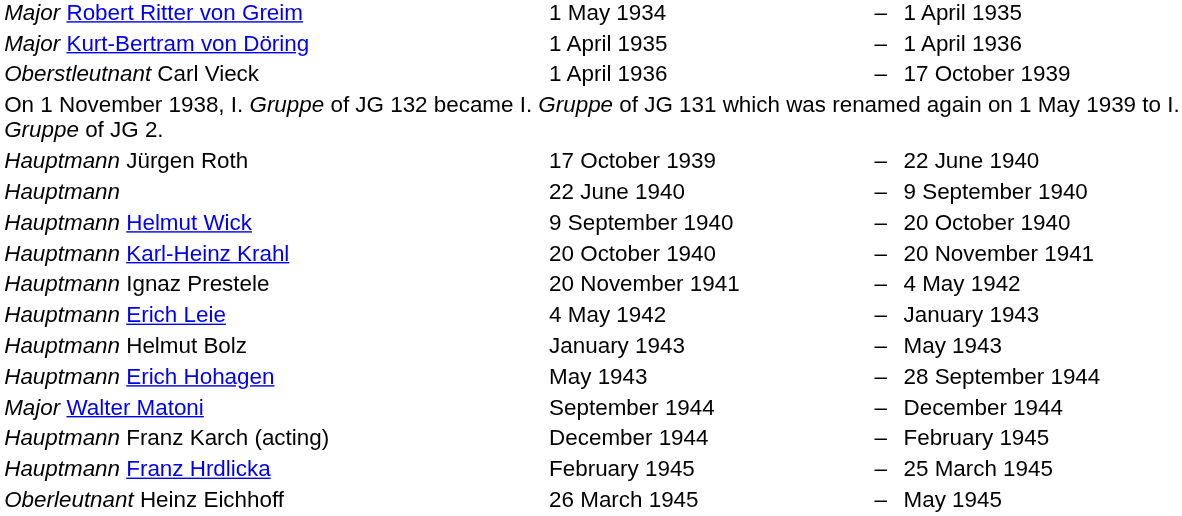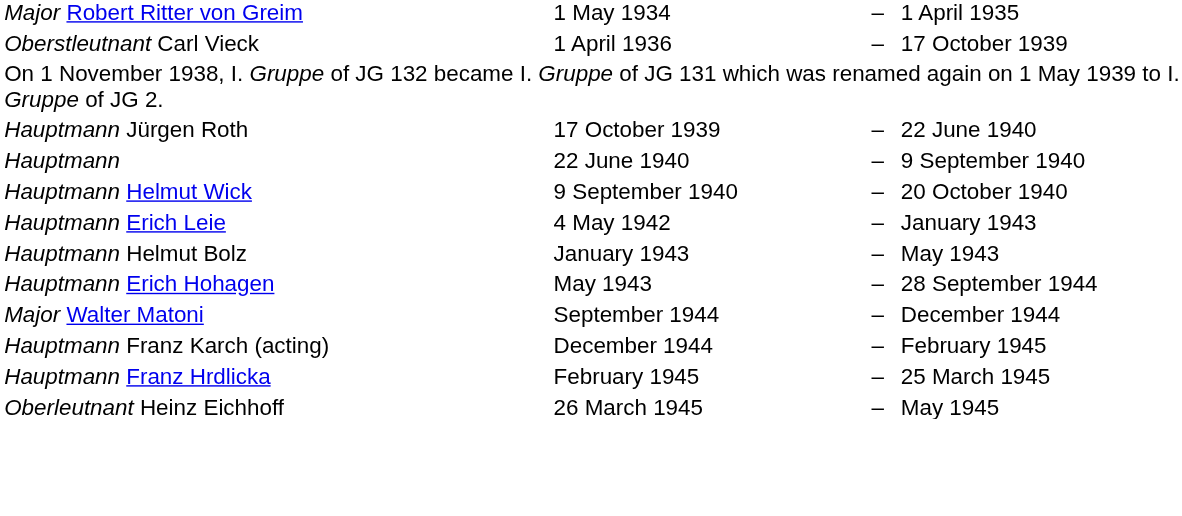- row: (157, 43)
- row: (147, 253)
- row: (137, 284)
